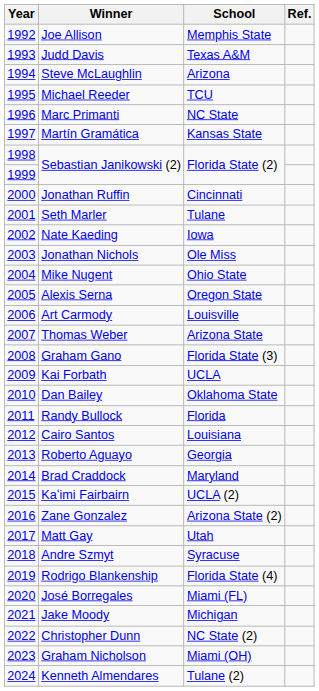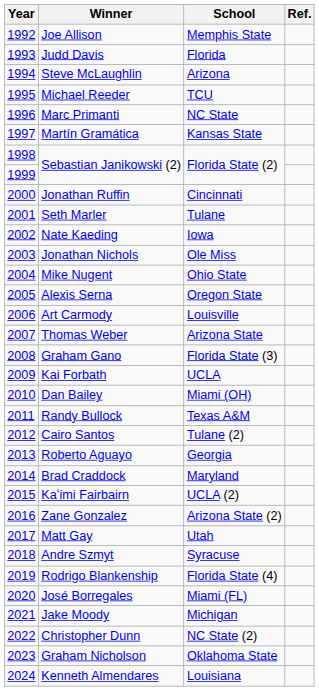(218, 54) Texas A&M -> (206, 54) Florida
(232, 395) Oklahoma State -> (219, 395) Miami (OH)
(206, 415) Florida -> (218, 415) Texas A&M
(214, 435) Louisiana -> (215, 435) Tulane (2)
(219, 656) Miami (OH) -> (232, 656) Oklahoma State
(215, 676) Tulane (2) -> (214, 676) Louisiana
